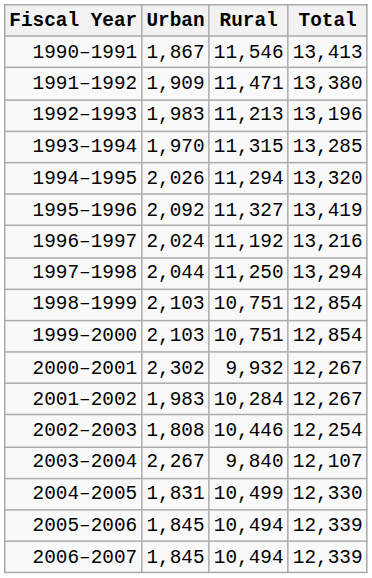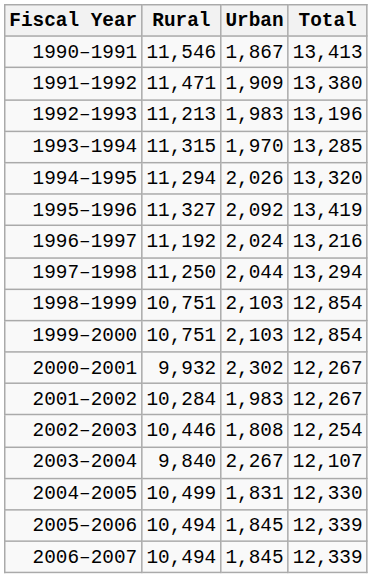columns swapped: (176, 21) <-> (249, 21)
